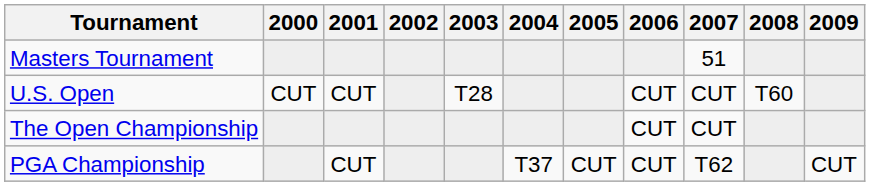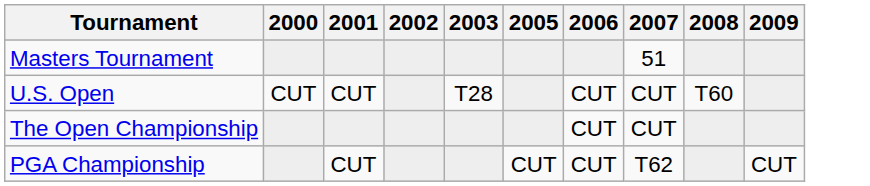- column: (534, 23)
